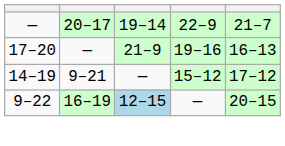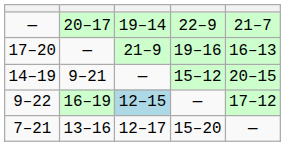(253, 77) 17–12 -> (253, 77) 20–15
(253, 103) 20–15 -> (253, 103) 17–12
+ row: (32, 128)
